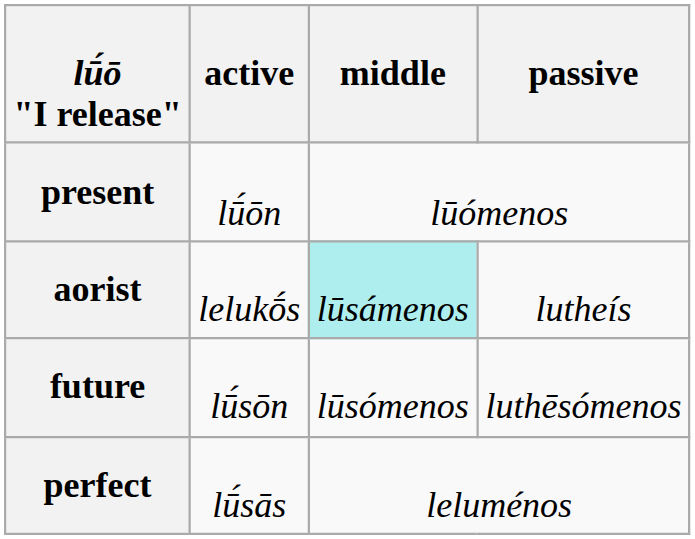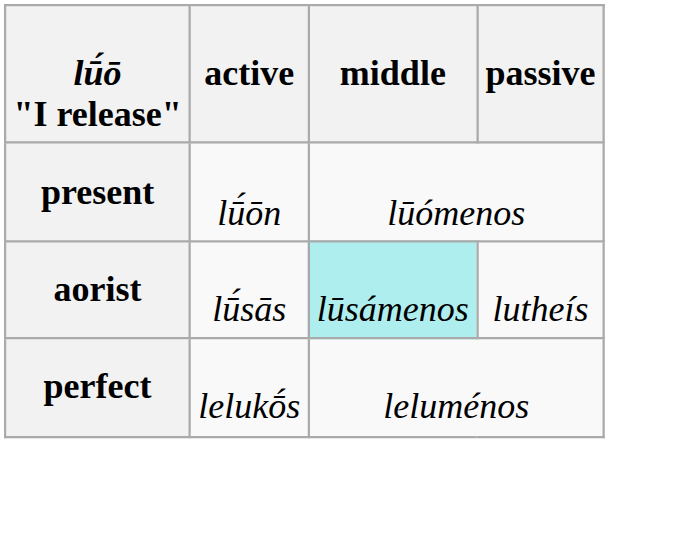(249, 309) lelukṓs -> (249, 309) lū́sās
- row: (98, 386)
(249, 504) lū́sās -> (249, 406) lelukṓs
